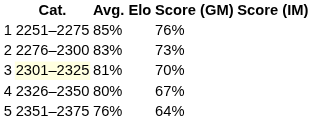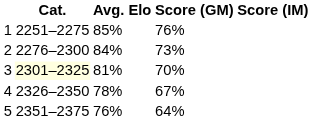(108, 50) 83% -> (108, 50) 84%
(108, 91) 80% -> (108, 91) 78%
